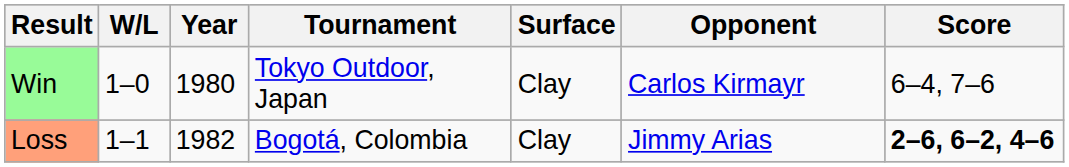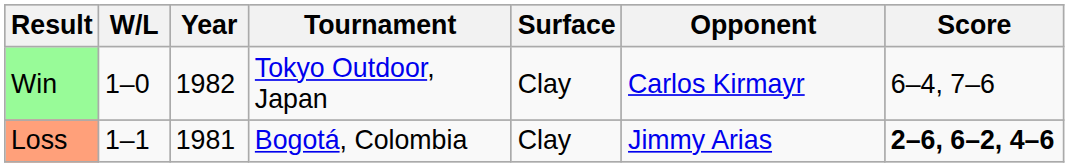(205, 83) 1980 -> (205, 83) 1982
(205, 140) 1982 -> (205, 140) 1981
